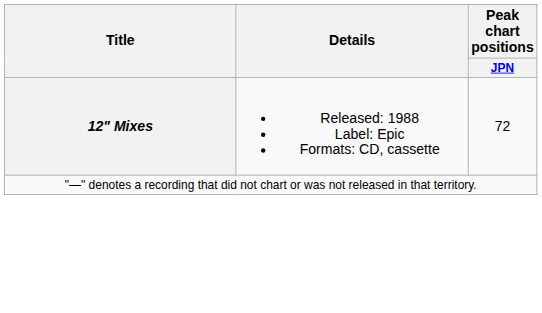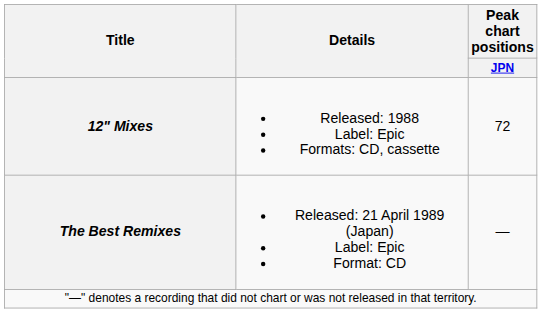+ row: (120, 232)
